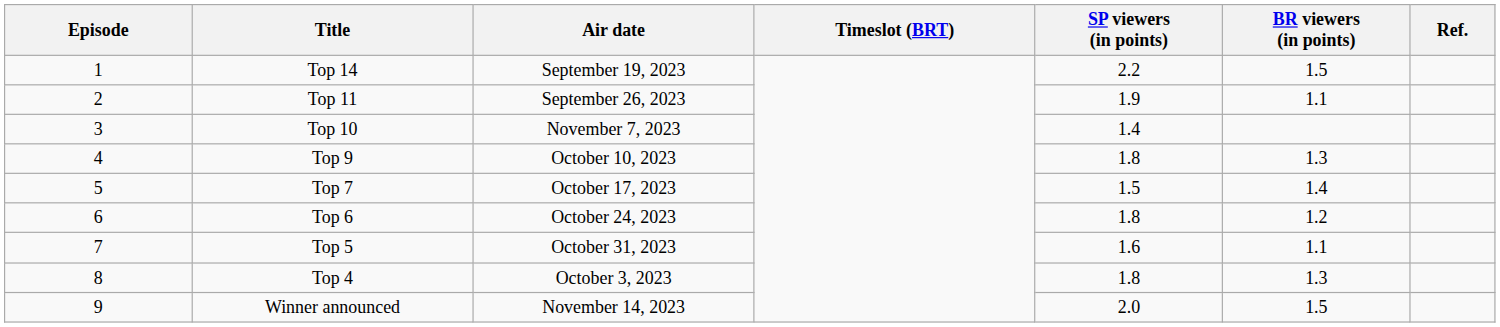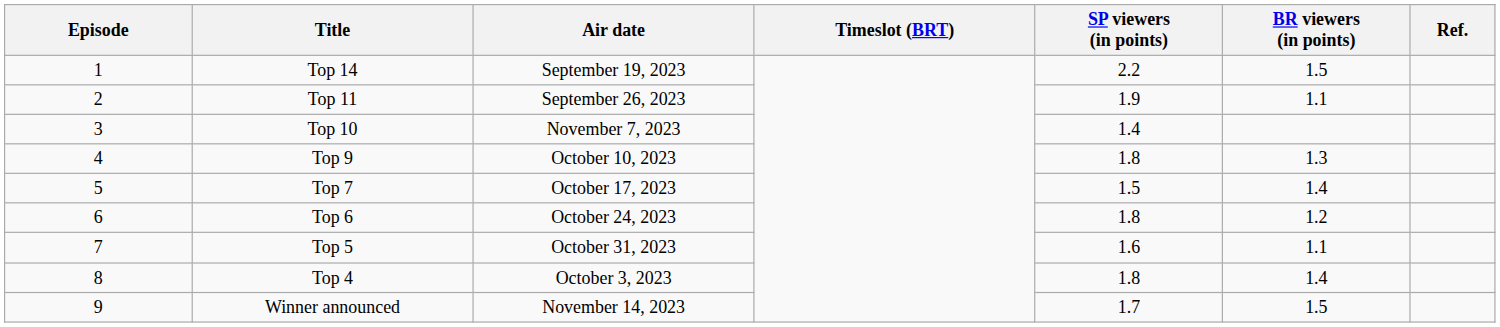(1316, 277) 1.3 -> (1316, 277) 1.4
(1129, 306) 2.0 -> (1129, 306) 1.7
